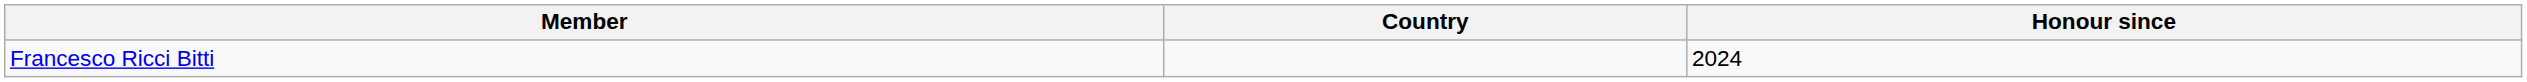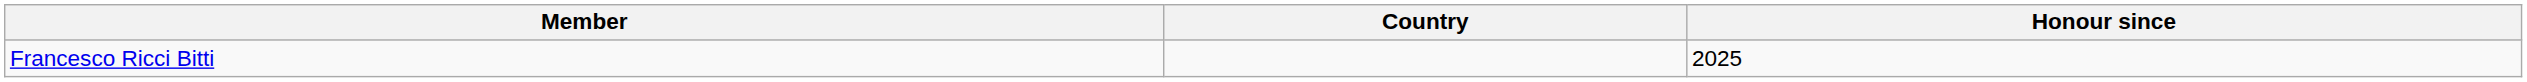(1717, 58) 2024 -> (1717, 58) 2025
